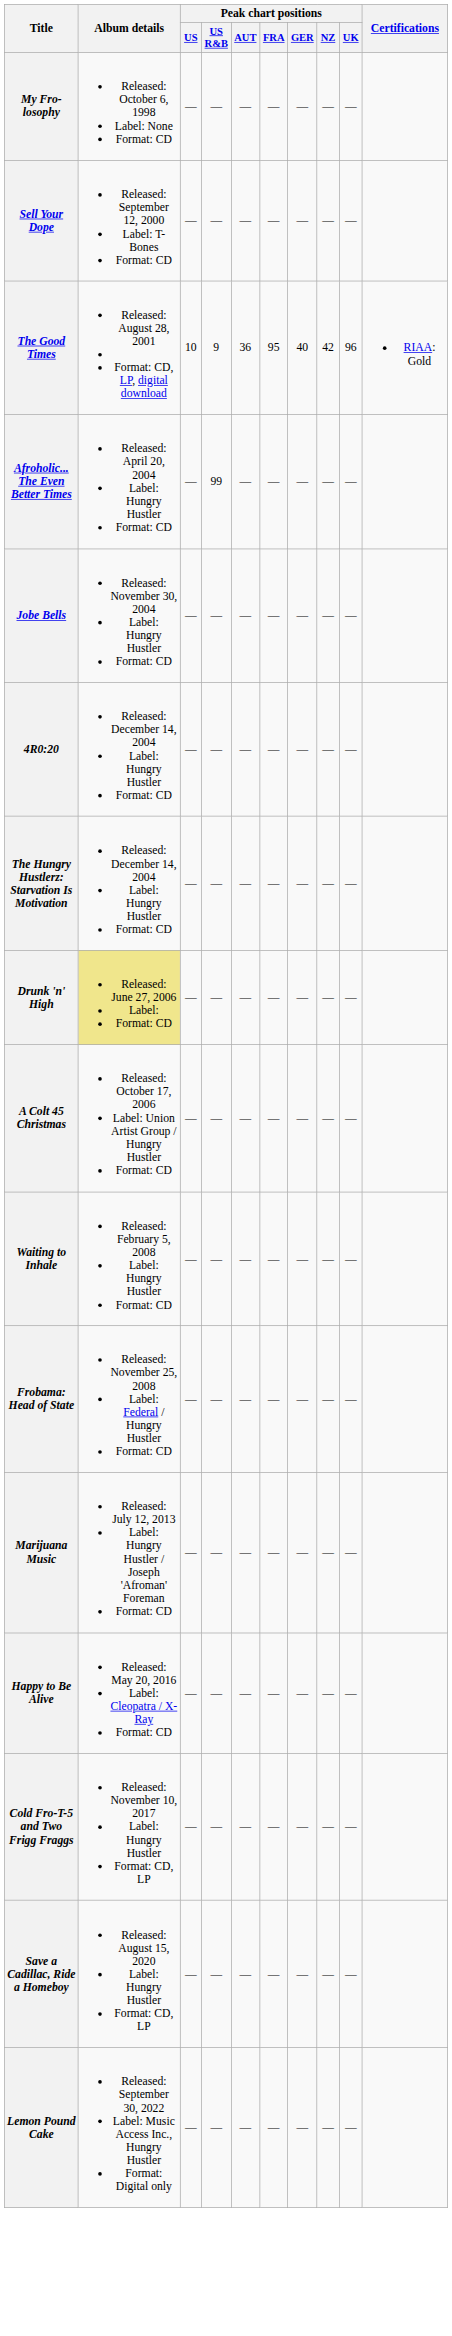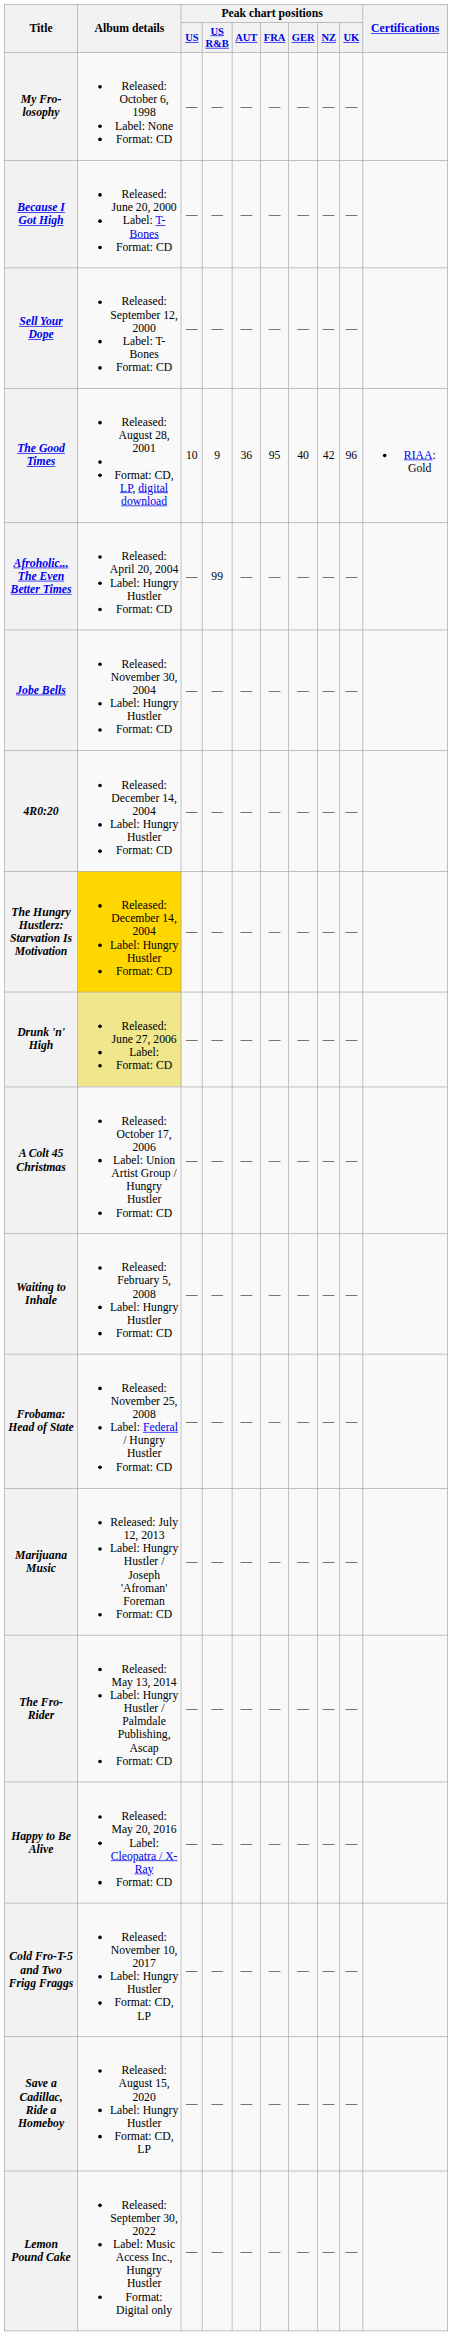+ row: (41, 214)
(129, 890) no background -> (130, 938) gold background
+ row: (41, 1708)
